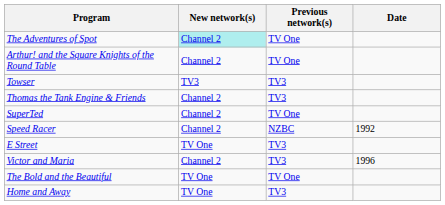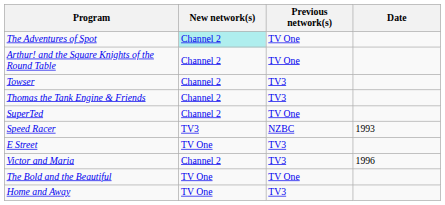(190, 82) TV3 -> (201, 82) Channel 2
(201, 129) Channel 2 -> (190, 129) TV3
(365, 129) 1992 -> (365, 129) 1993
